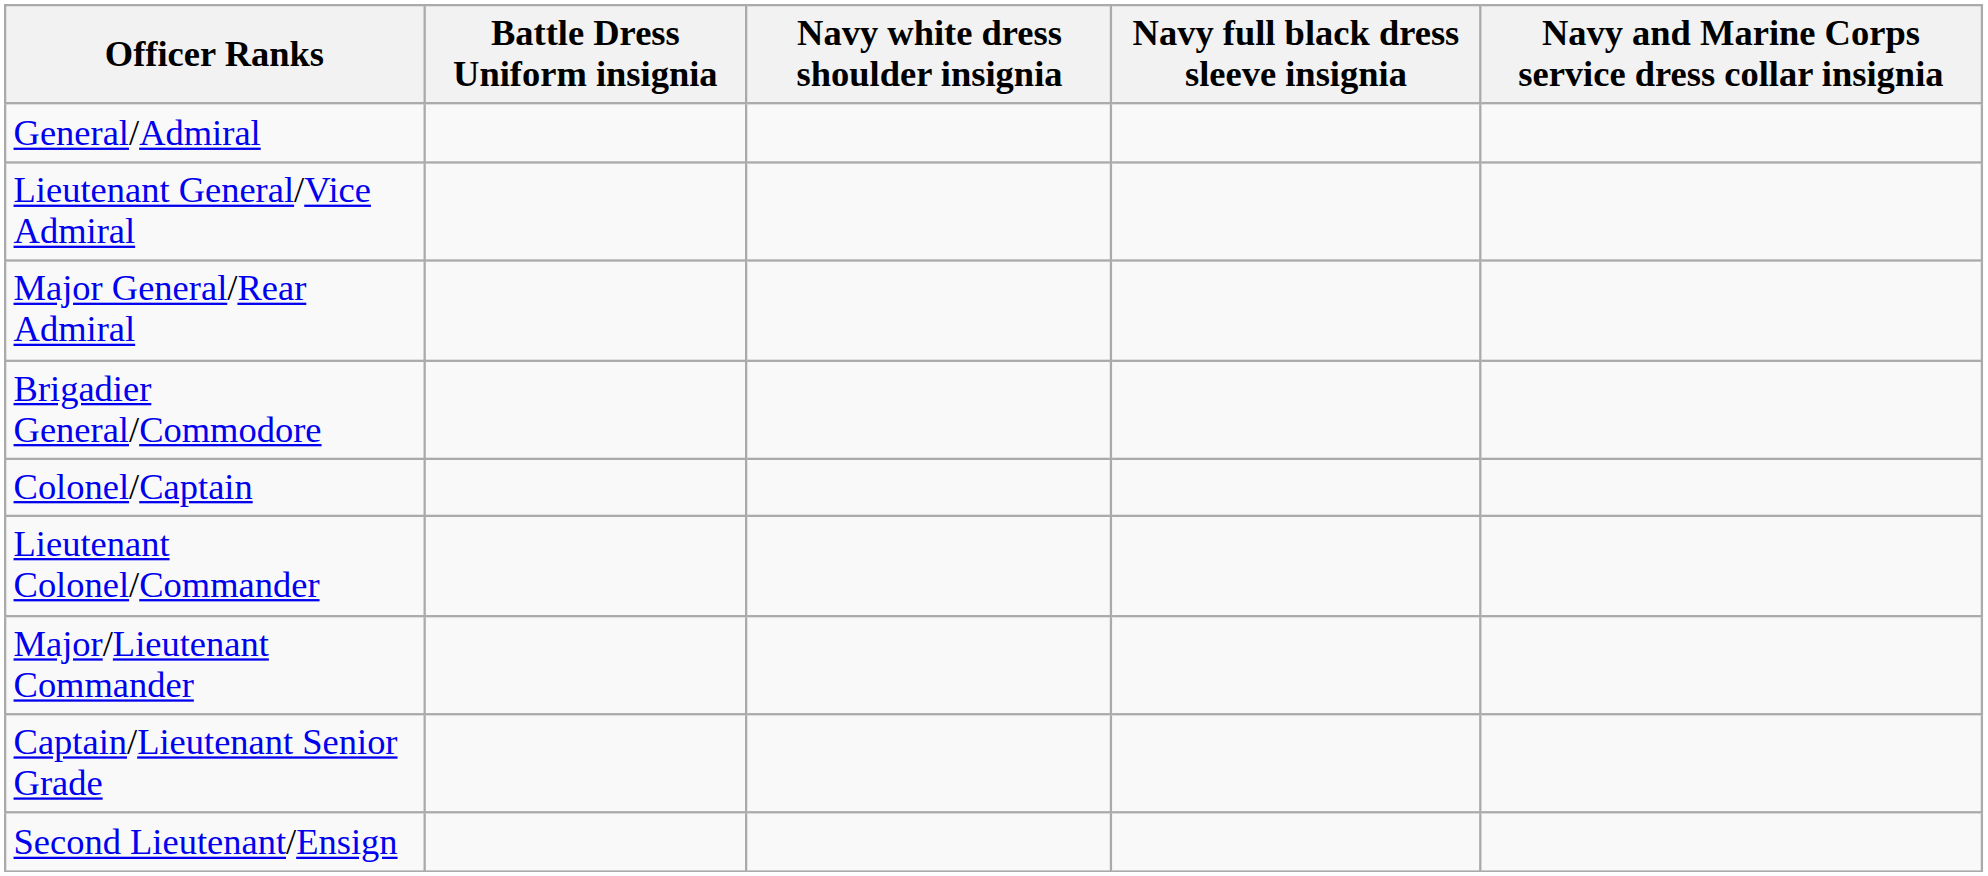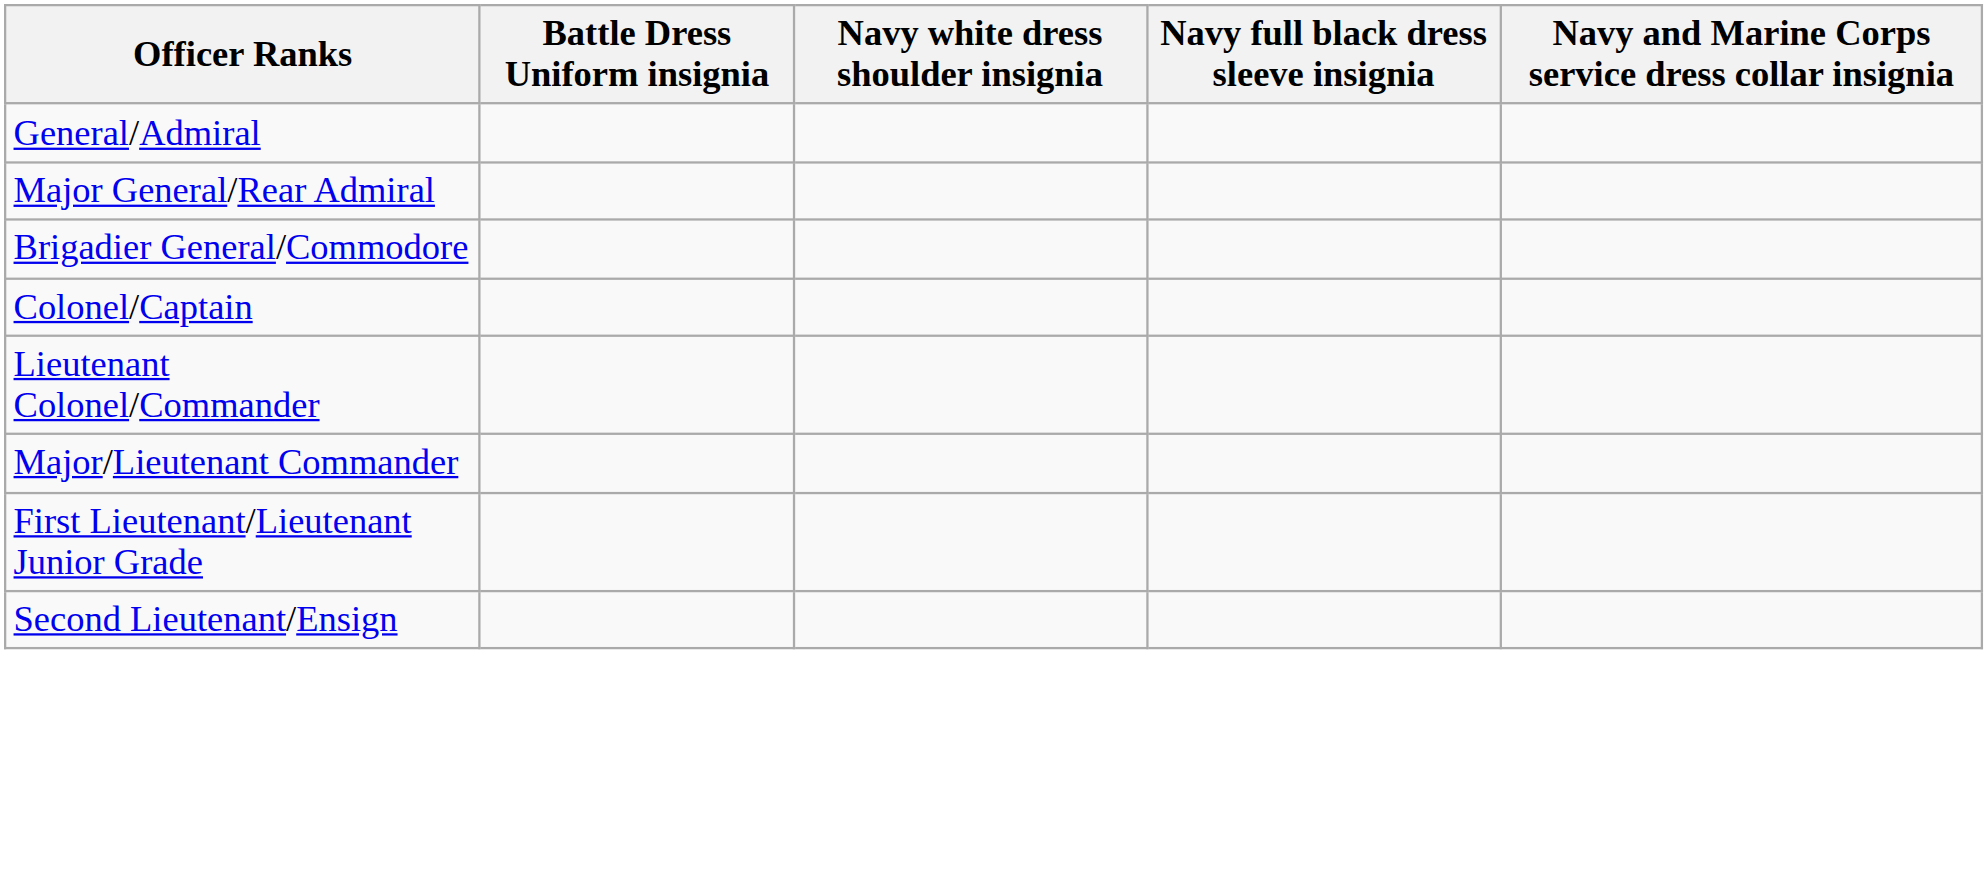- row: (192, 210)
- row: (206, 763)
+ row: (213, 541)
